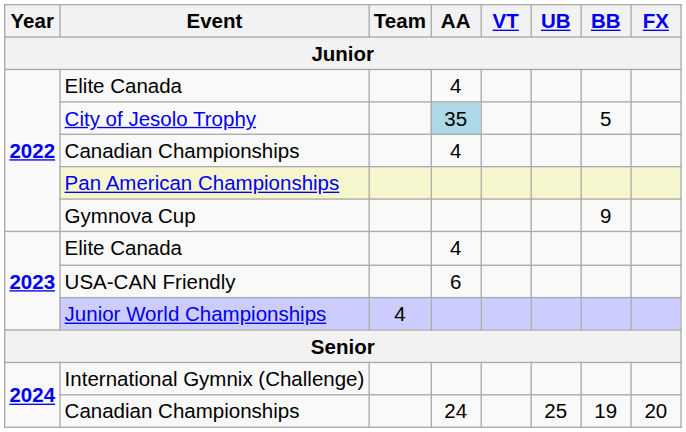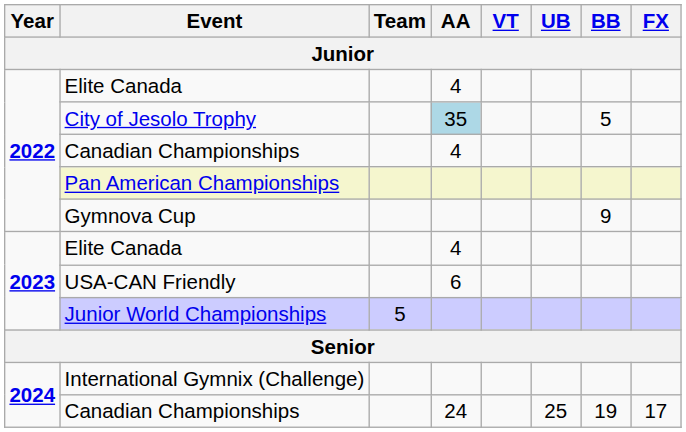(400, 313) 4 -> (400, 313) 5
(656, 411) 20 -> (656, 411) 17
